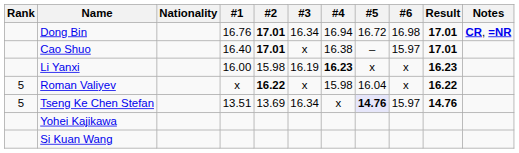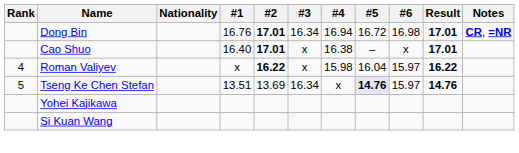(406, 50) 15.97 -> (406, 50) x
- row: (60, 68)
(21, 86) 5 -> (21, 68) 4
(406, 86) x -> (406, 68) 15.97
